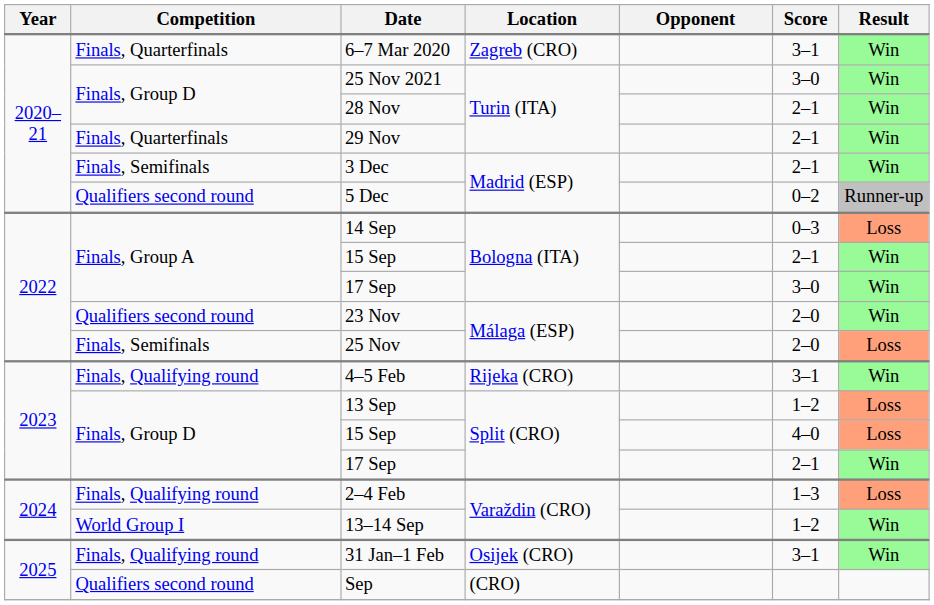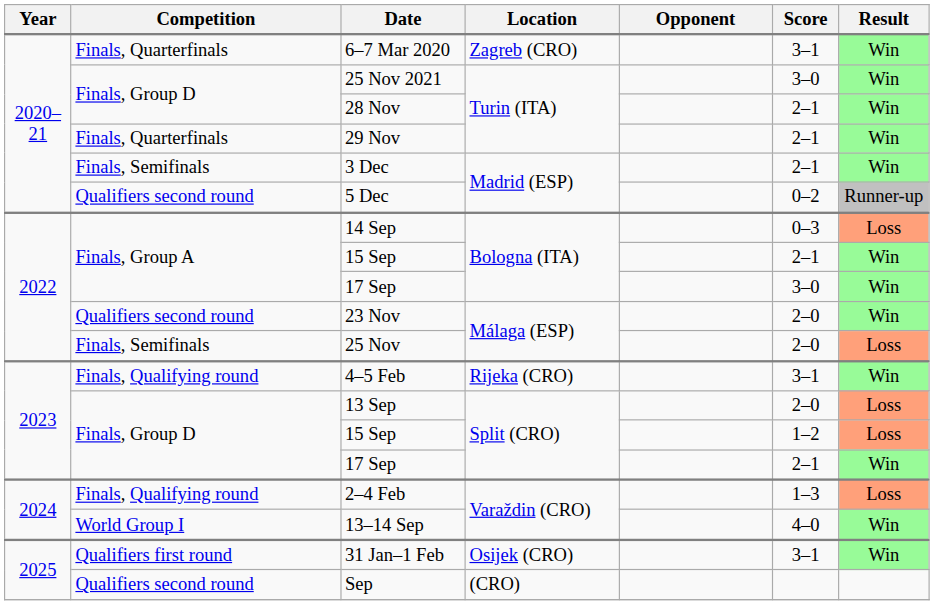(806, 405) 1–2 -> (806, 405) 2–0
(806, 434) 4–0 -> (806, 434) 1–2
(806, 524) 1–2 -> (806, 524) 4–0
(167, 554) Finals, Qualifying round -> (154, 554) Qualifiers first round
